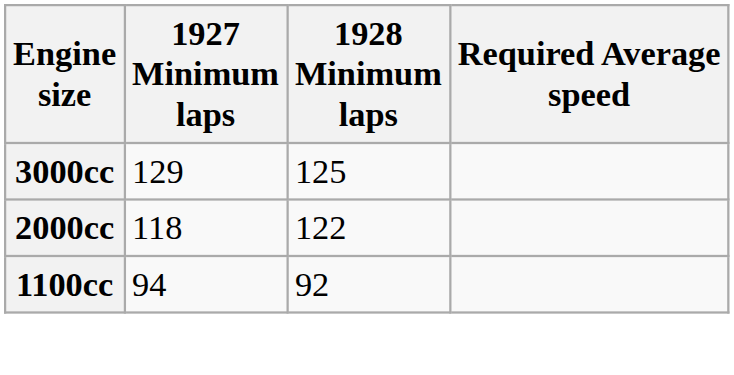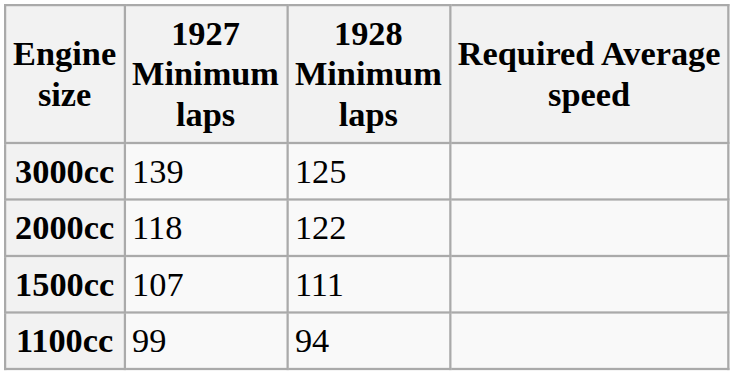(158, 171) 129 -> (158, 171) 139
+ row: (65, 284)
(149, 284) 94 -> (149, 340) 99
(312, 284) 92 -> (312, 340) 94
